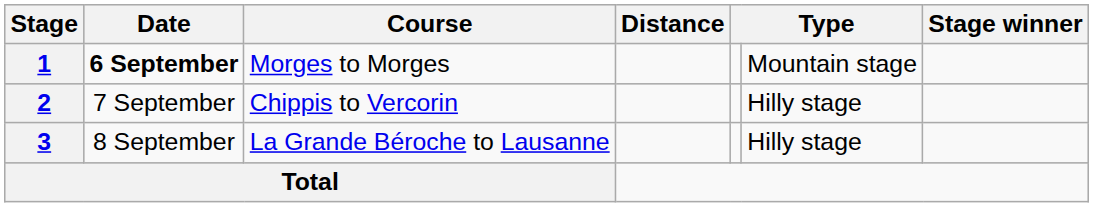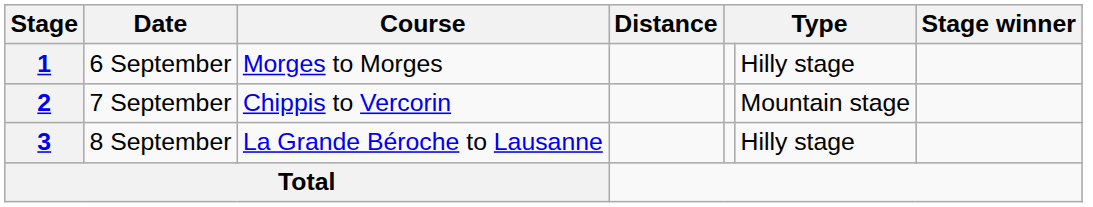(164, 63) bold -> (160, 63) normal
(832, 63) Mountain stage -> (798, 63) Hilly stage
(805, 102) Hilly stage -> (825, 102) Mountain stage
